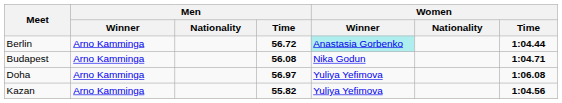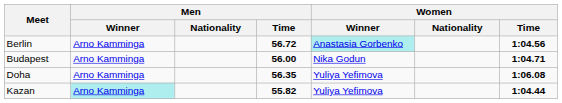(528, 43) 1:04.44 -> (528, 43) 1:04.56
(284, 59) 56.08 -> (284, 59) 56.00
(284, 75) 56.97 -> (284, 75) 56.35
(109, 91) no background -> (109, 91) paleturquoise background
(528, 91) 1:04.56 -> (528, 91) 1:04.44
